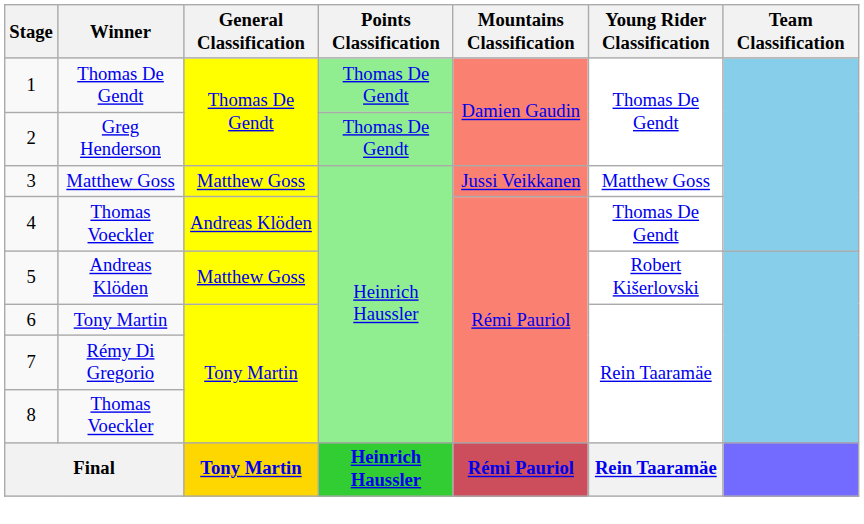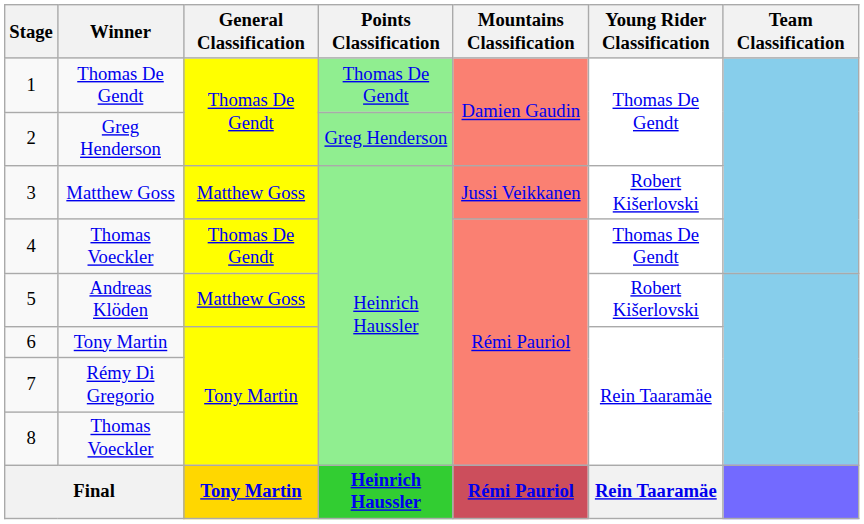(386, 138) Thomas De Gendt -> (386, 138) Greg Henderson
(656, 181) Matthew Goss -> (656, 192) Robert Kišerlovski
(251, 223) Andreas Klöden -> (251, 246) Thomas De Gendt
